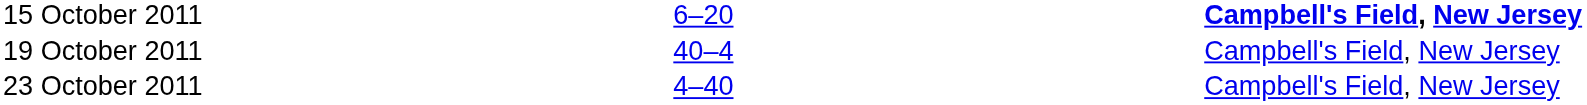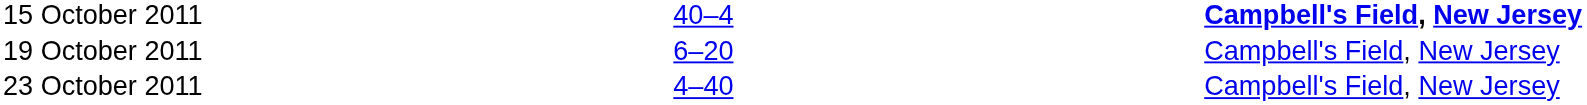(703, 14) 6–20 -> (703, 14) 40–4
(703, 50) 40–4 -> (703, 50) 6–20
